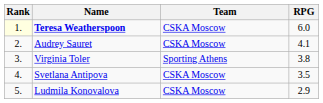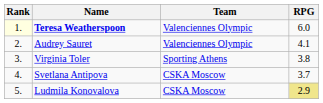(194, 28) CSKA Moscow -> (208, 28) Valenciennes Olympic
(194, 43) CSKA Moscow -> (208, 43) Valenciennes Olympic
(304, 75) 3.5 -> (304, 75) 3.7
(304, 91) no background -> (304, 91) khaki background
